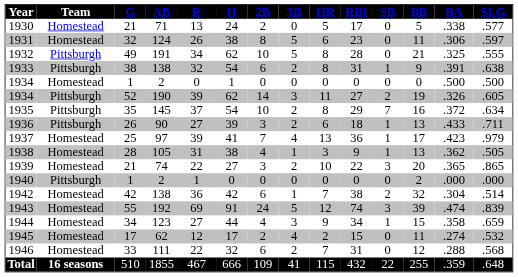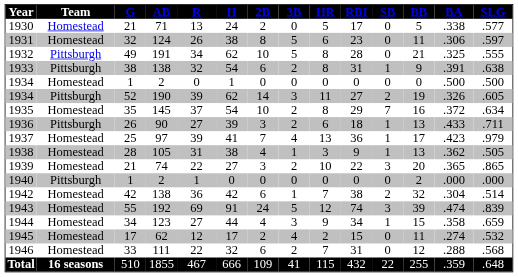(76, 110) Pittsburgh -> (76, 110) Homestead
